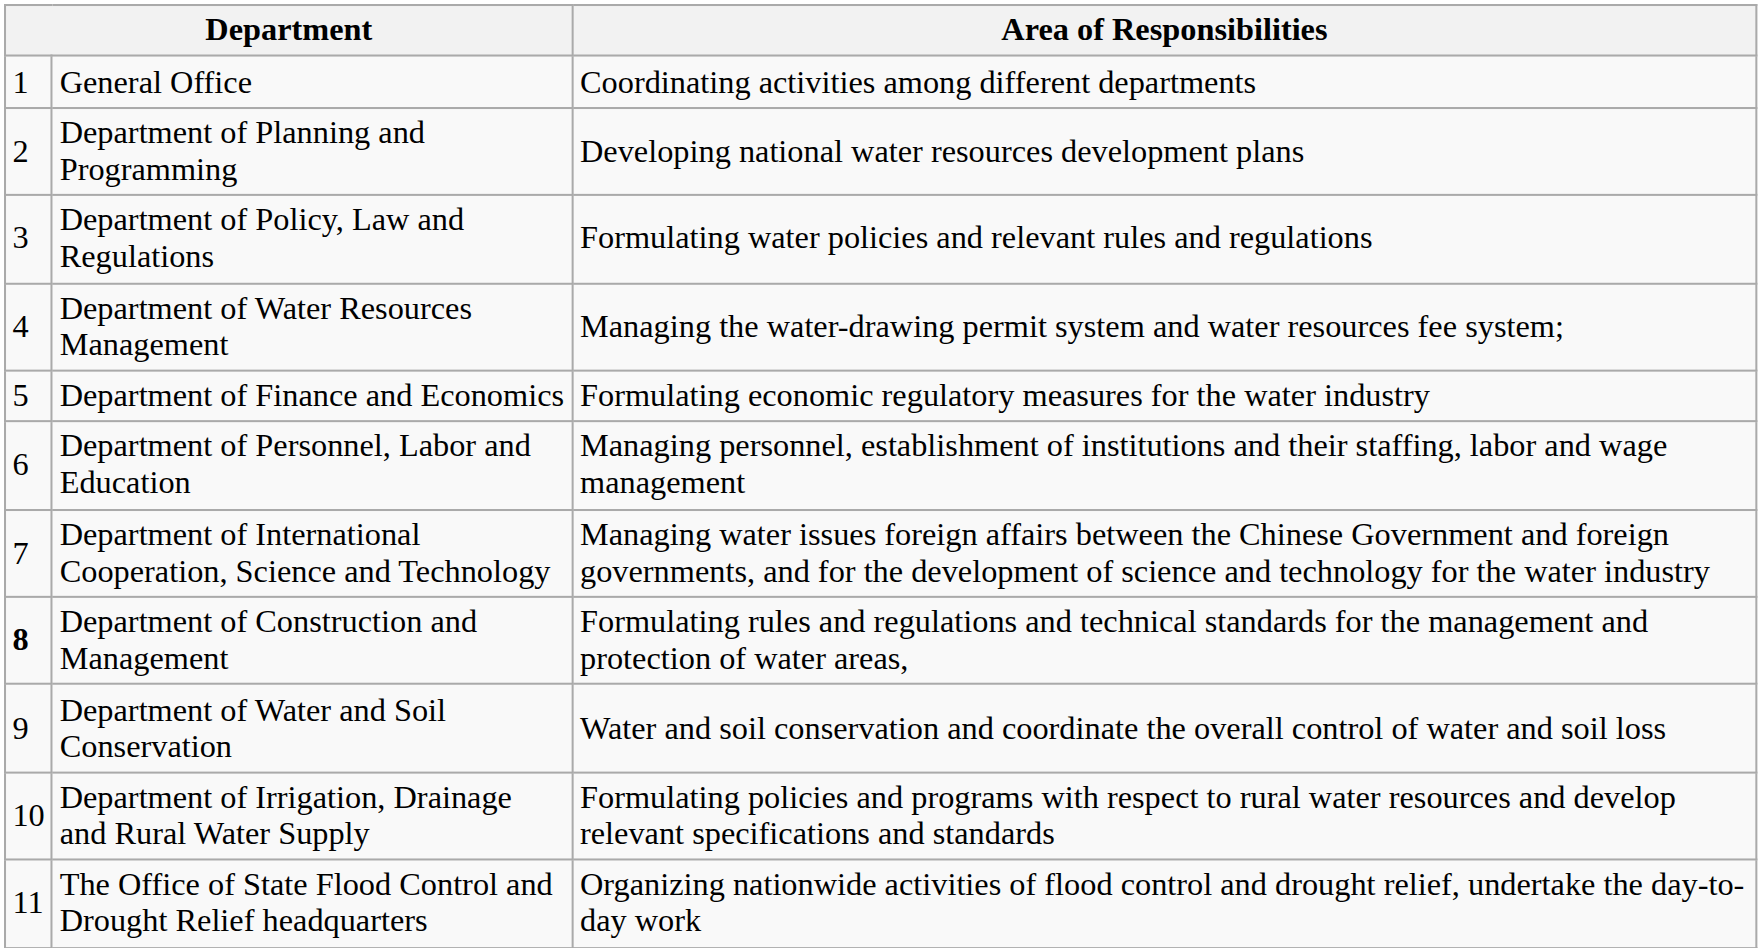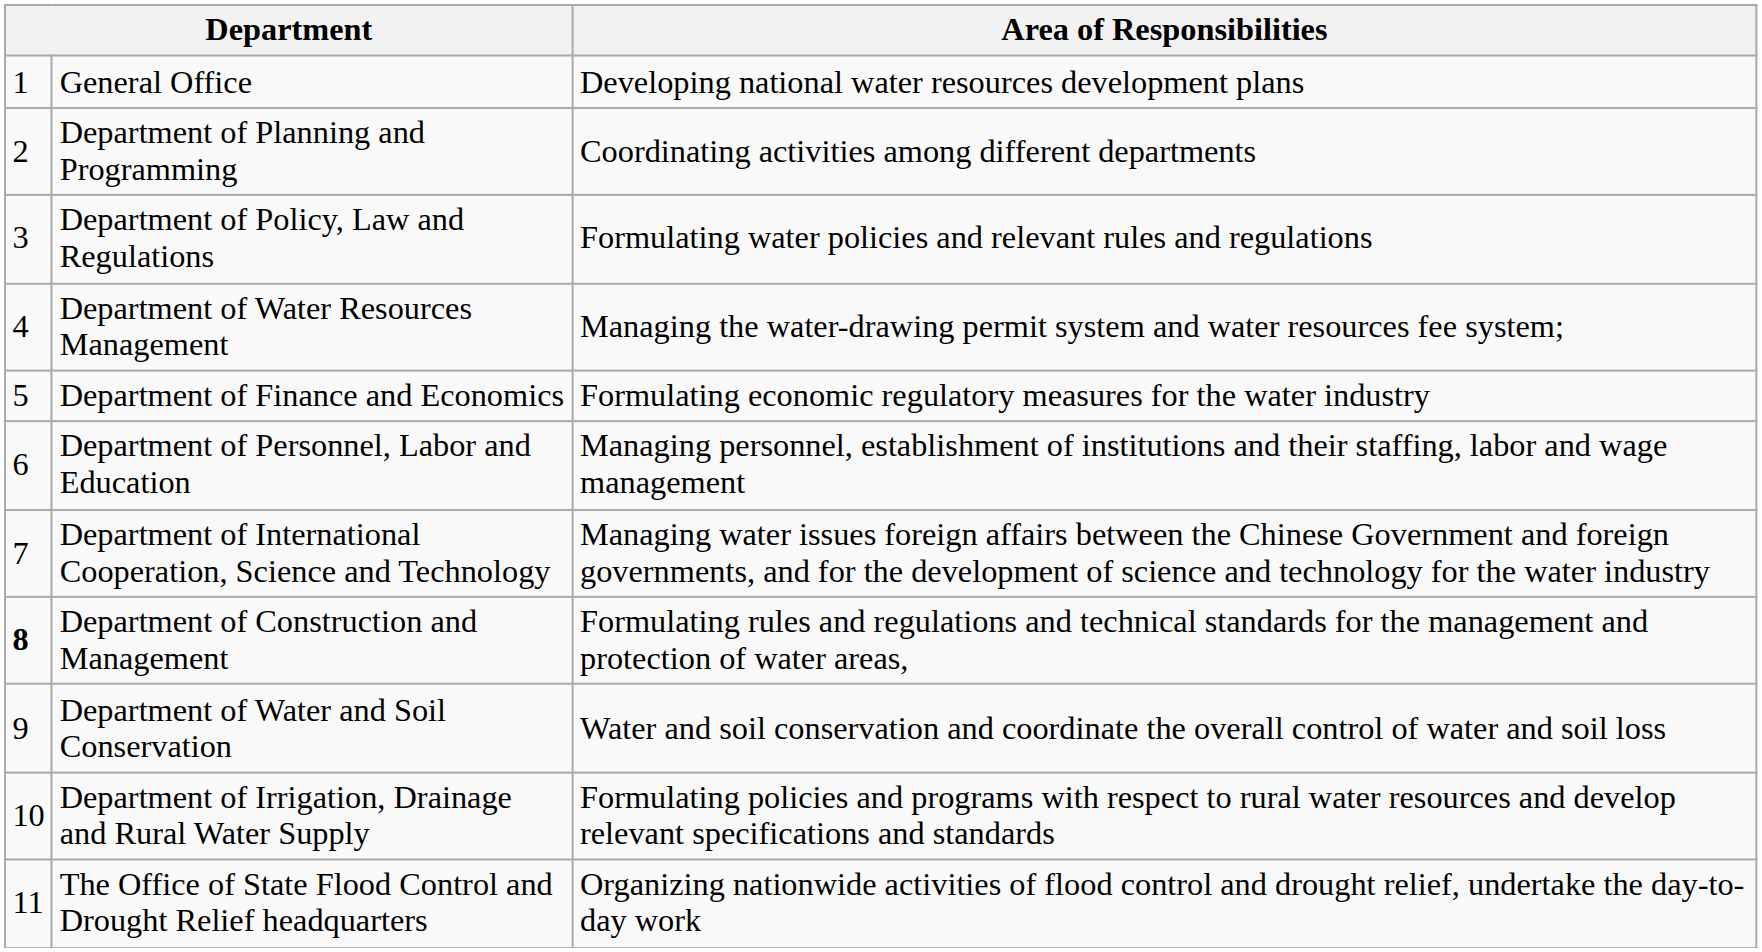(918, 81) Coordinating activities among different departments -> (942, 81) Developing national water resources development plans
(942, 150) Developing national water resources development plans -> (918, 150) Coordinating activities among different departments
